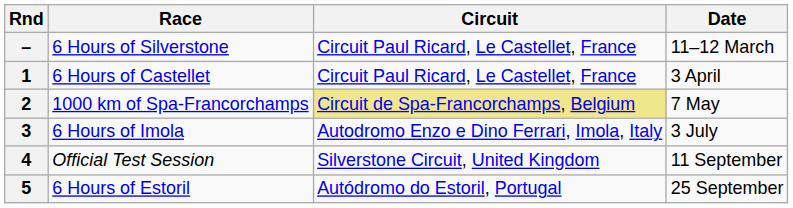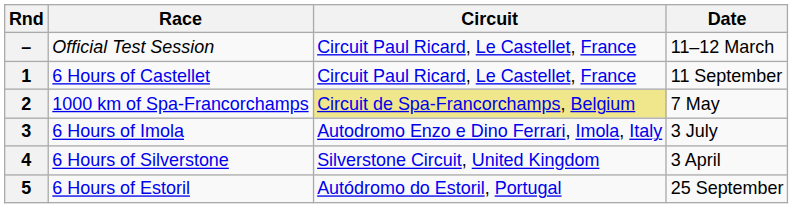(141, 47) 6 Hours of Silverstone -> (133, 47) Official Test Session
(696, 75) 3 April -> (726, 75) 11 September
(133, 160) Official Test Session -> (141, 160) 6 Hours of Silverstone
(726, 160) 11 September -> (696, 160) 3 April
